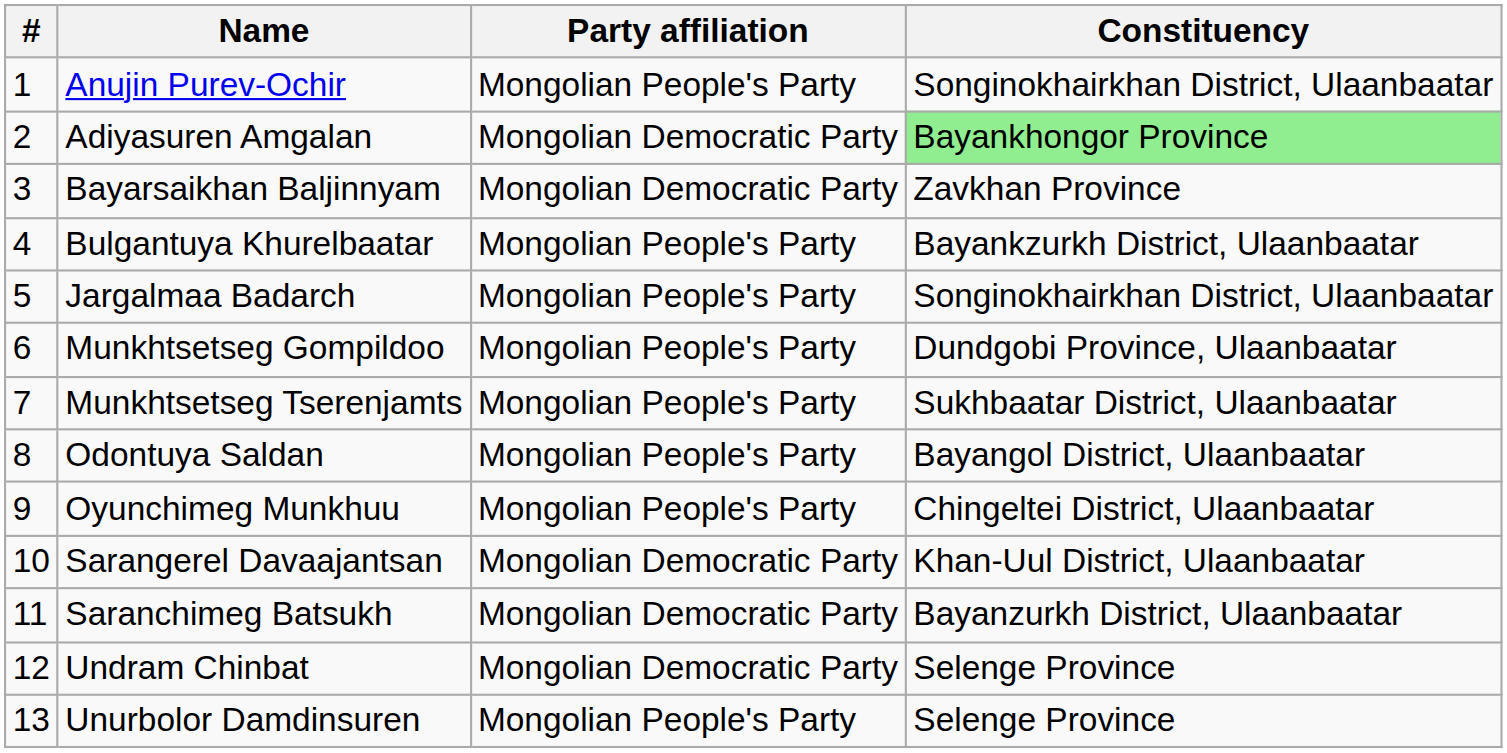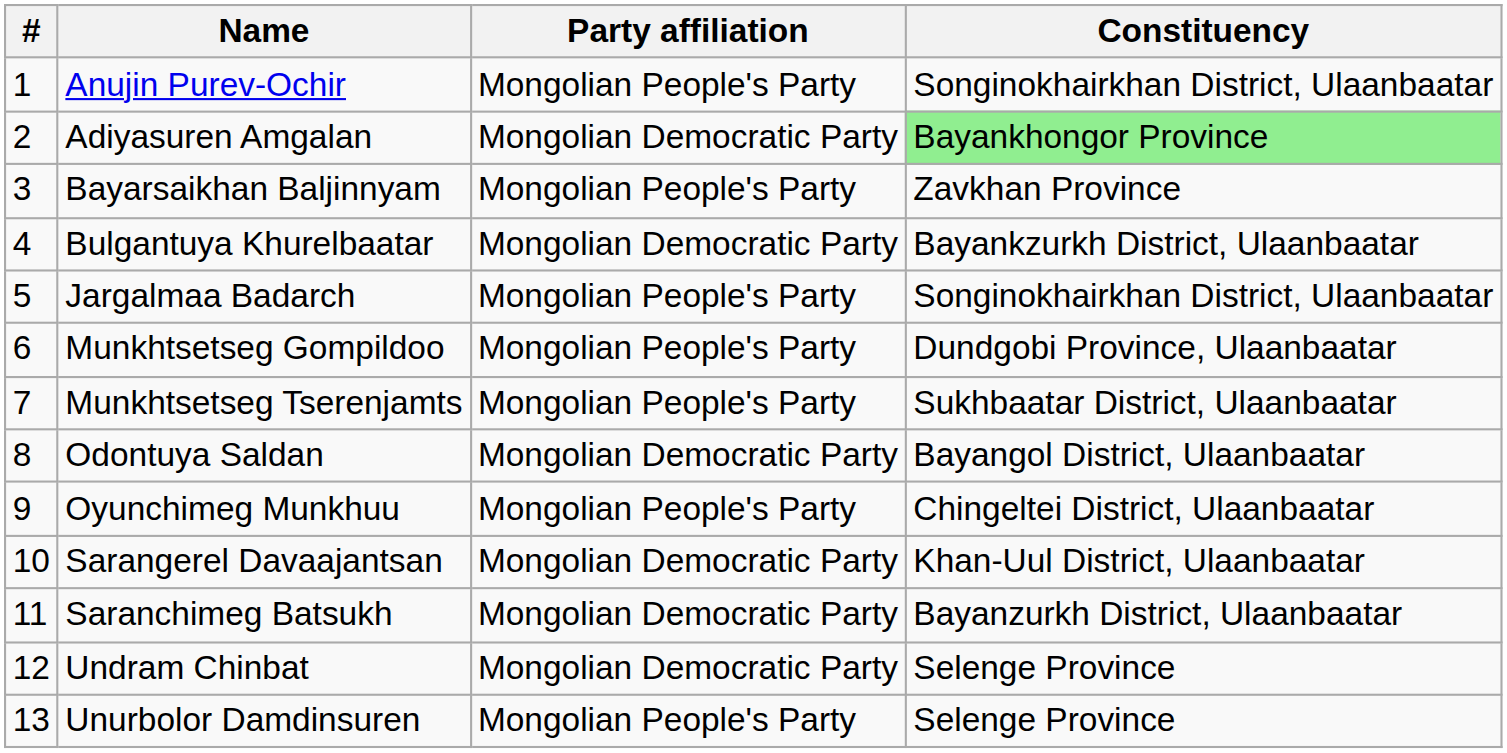(688, 190) Mongolian Democratic Party -> (667, 190) Mongolian People's Party
(667, 243) Mongolian People's Party -> (688, 243) Mongolian Democratic Party
(667, 455) Mongolian People's Party -> (688, 455) Mongolian Democratic Party
